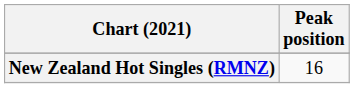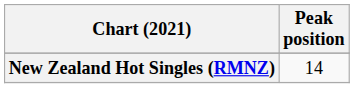(314, 67) 16 -> (314, 67) 14
